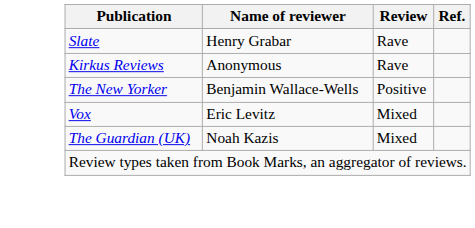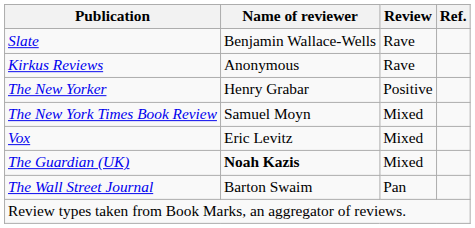(249, 41) Henry Grabar -> (300, 41) Benjamin Wallace-Wells
(282, 89) Benjamin Wallace-Wells -> (266, 89) Henry Grabar
+ row: (112, 114)
(242, 138) normal -> (262, 162) bold
+ row: (81, 187)
